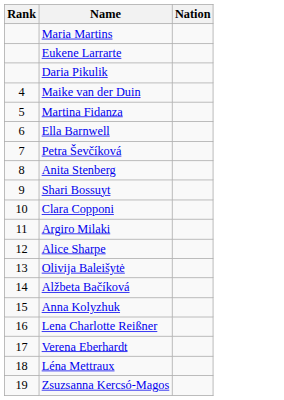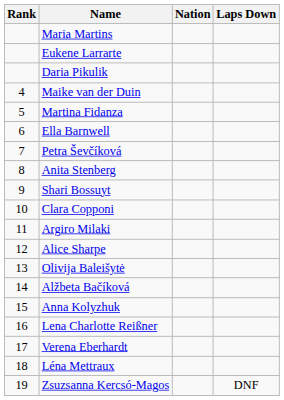+ column: (246, 14)
